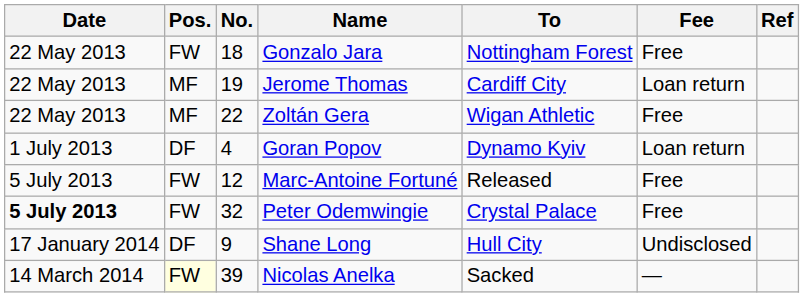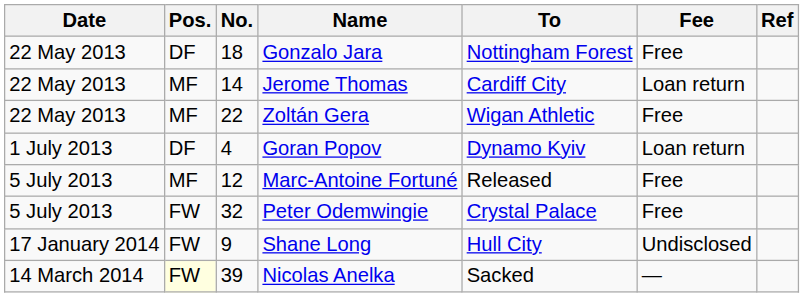(184, 52) FW -> (182, 52) DF
(232, 84) 19 -> (232, 84) 14
(184, 180) FW -> (183, 180) MF
(63, 212) bold -> (61, 212) normal
(182, 244) DF -> (184, 244) FW
